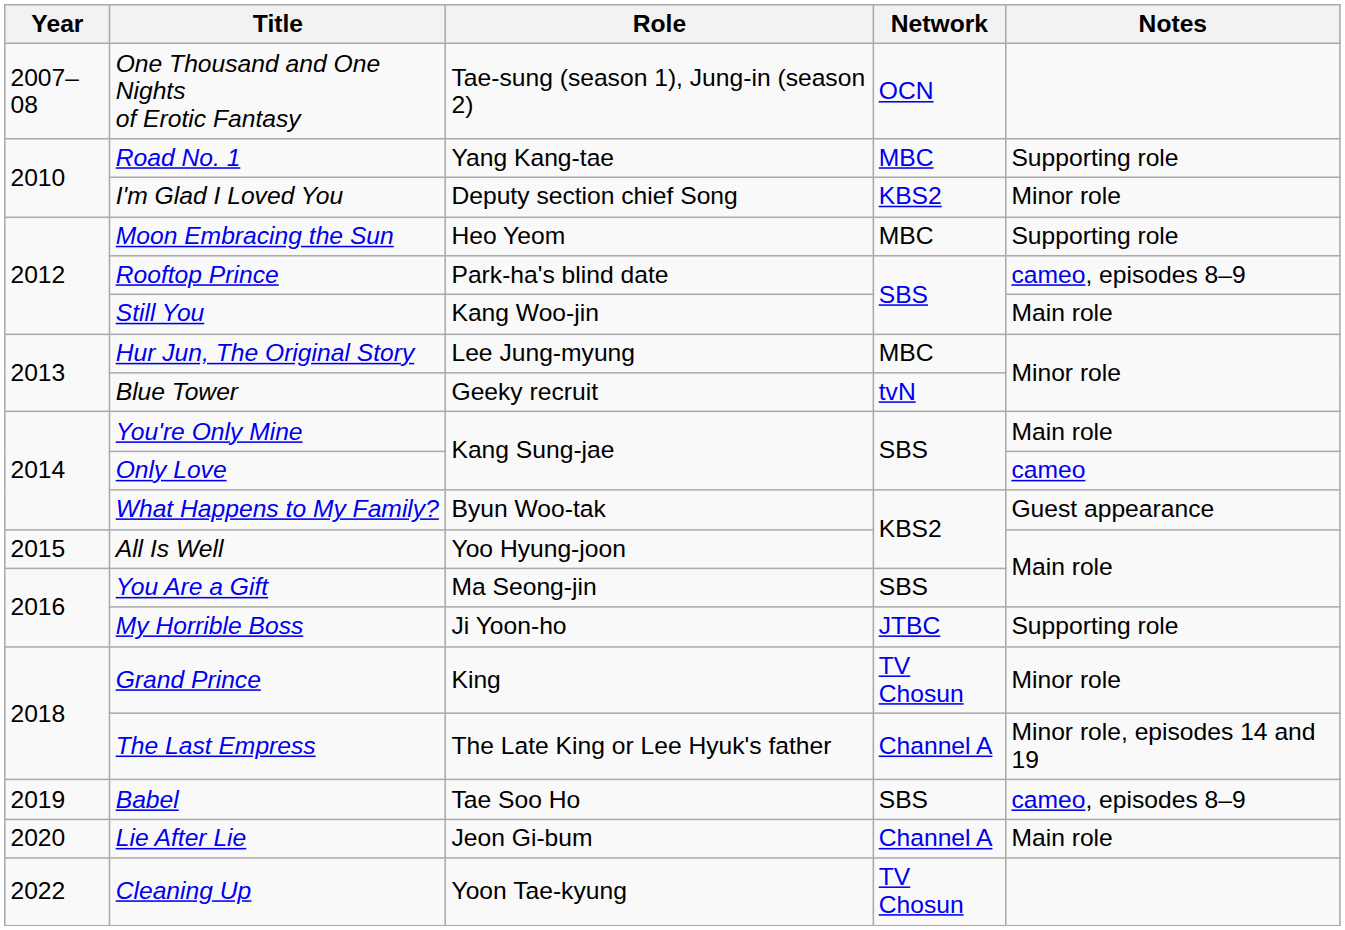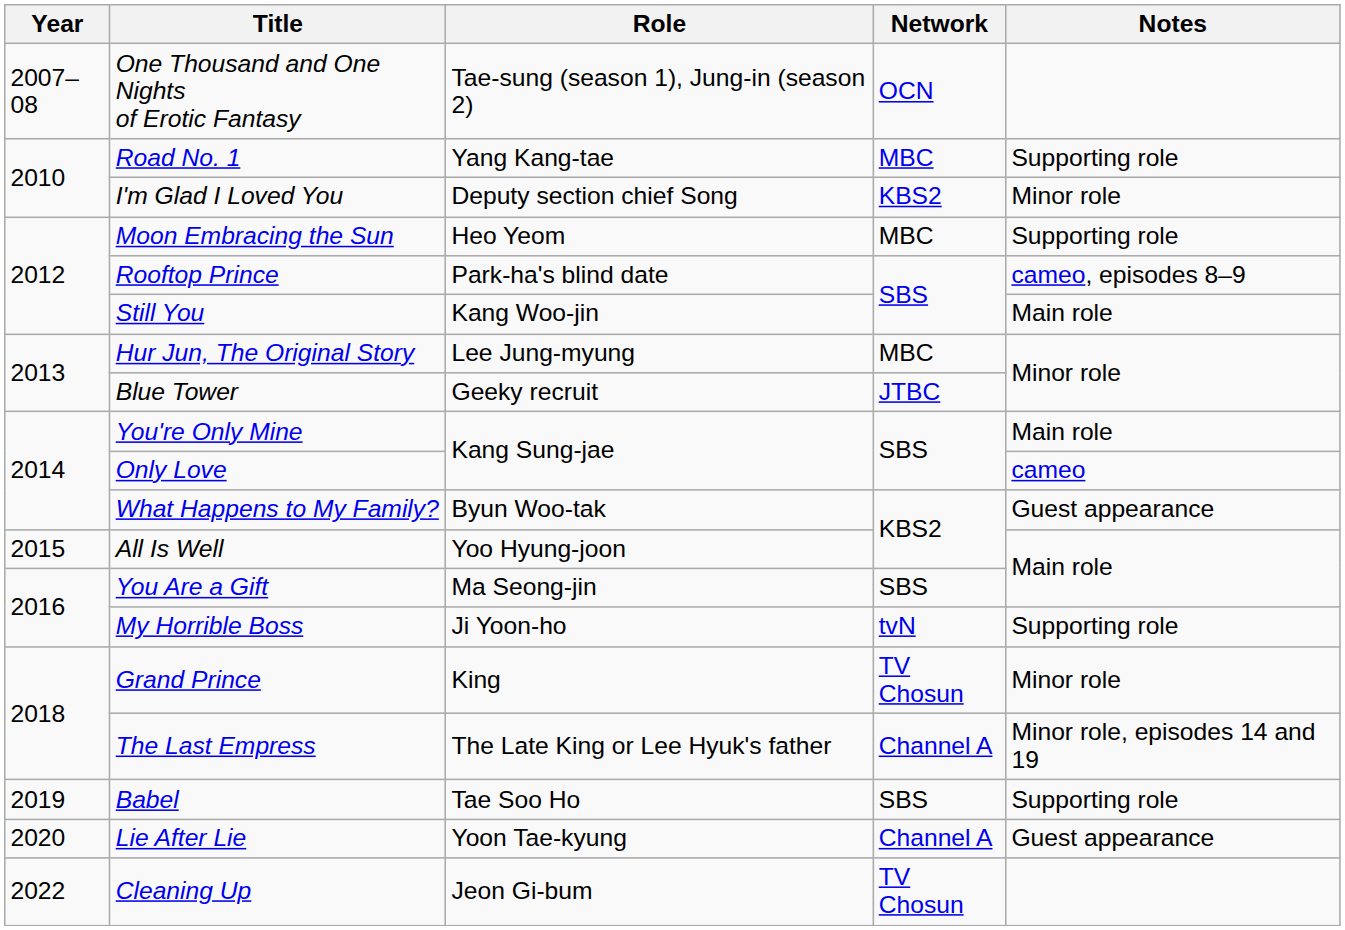(897, 392) tvN -> (910, 392) JTBC
(910, 626) JTBC -> (897, 626) tvN
(1129, 799) cameo, episodes 8–9 -> (1095, 799) Supporting role
(522, 838) Jeon Gi-bum -> (539, 838) Yoon Tae-kyung
(1062, 838) Main role -> (1113, 838) Guest appearance
(539, 891) Yoon Tae-kyung -> (522, 891) Jeon Gi-bum
